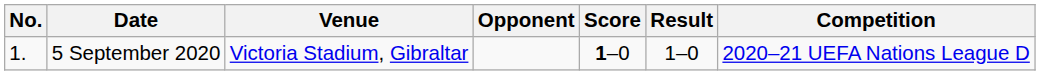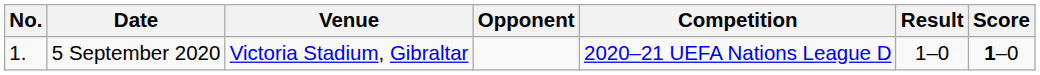columns swapped: (612, 20) <-> (876, 20)
